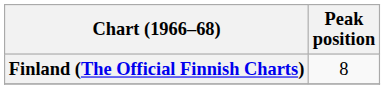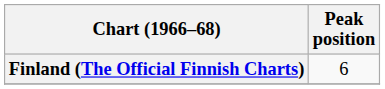(344, 68) 8 -> (344, 68) 6
